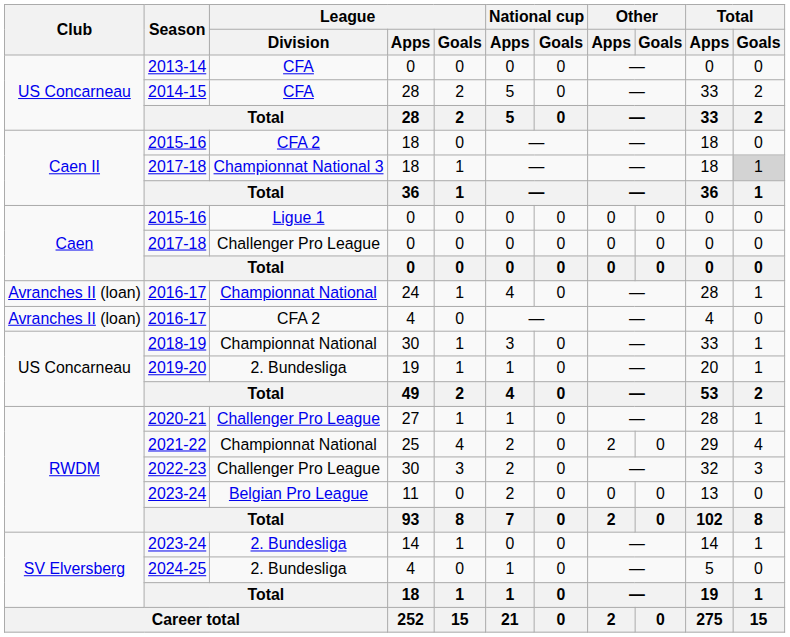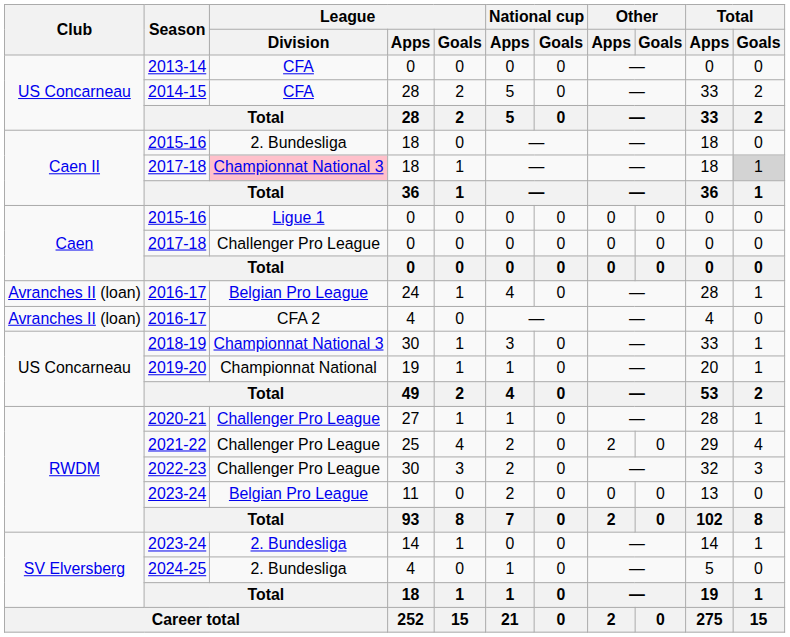(299, 142) CFA 2 -> (299, 142) 2. Bundesliga
(299, 167) no background -> (299, 167) pink background
(299, 293) Championnat National -> (299, 293) Belgian Pro League
(299, 343) Championnat National -> (299, 343) Championnat National 3
(299, 368) 2. Bundesliga -> (299, 368) Championnat National
(299, 444) Championnat National -> (299, 444) Challenger Pro League
